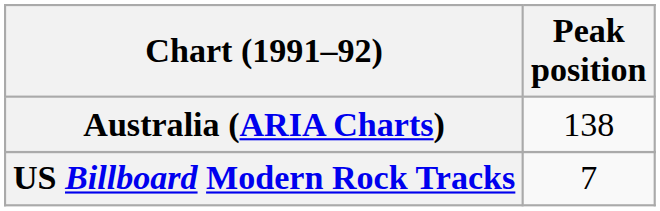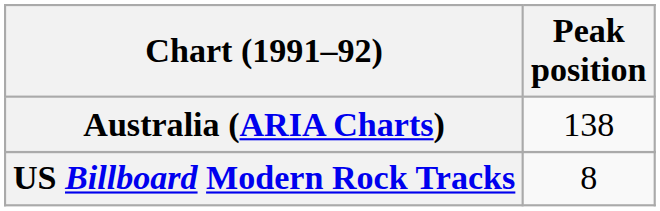(589, 177) 7 -> (589, 177) 8
